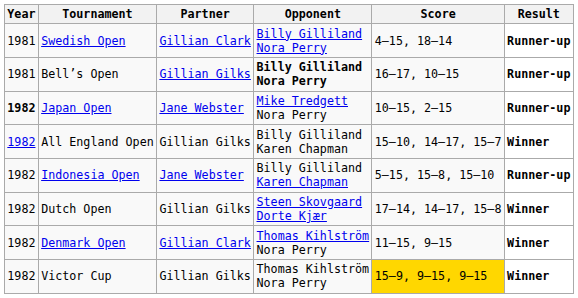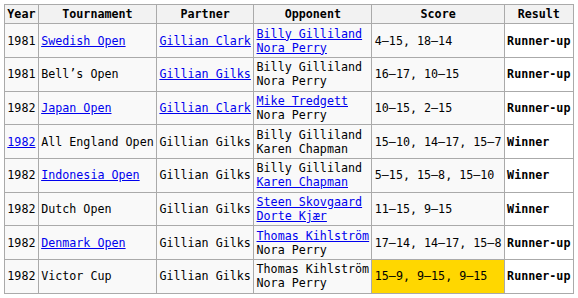(309, 74) bold -> (309, 74) normal
(21, 108) bold -> (21, 108) normal
(202, 108) Jane Webster -> (205, 108) Gillian Clark
(202, 175) Jane Webster -> (205, 175) Gillian Gilks
(539, 175) Runner-up -> (528, 175) Winner
(438, 209) 17–14, 14–17, 15–8 -> (413, 209) 11–15, 9–15
(205, 243) Gillian Clark -> (205, 243) Gillian Gilks
(413, 243) 11–15, 9–15 -> (438, 243) 17–14, 14–17, 15–8
(528, 243) Winner -> (539, 243) Runner-up
(528, 276) Winner -> (539, 276) Runner-up
